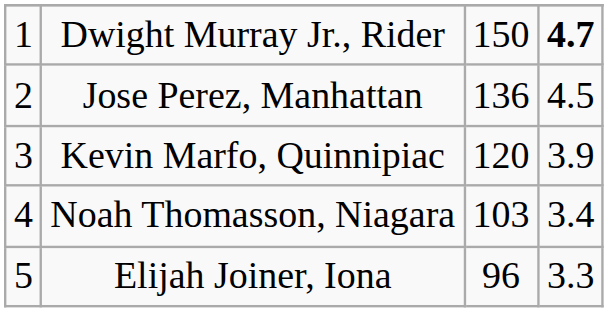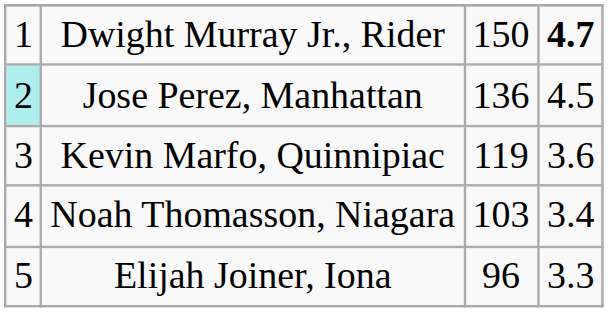(23, 94) no background -> (23, 94) paleturquoise background
(501, 154) 120 -> (501, 154) 119
(571, 154) 3.9 -> (571, 154) 3.6
